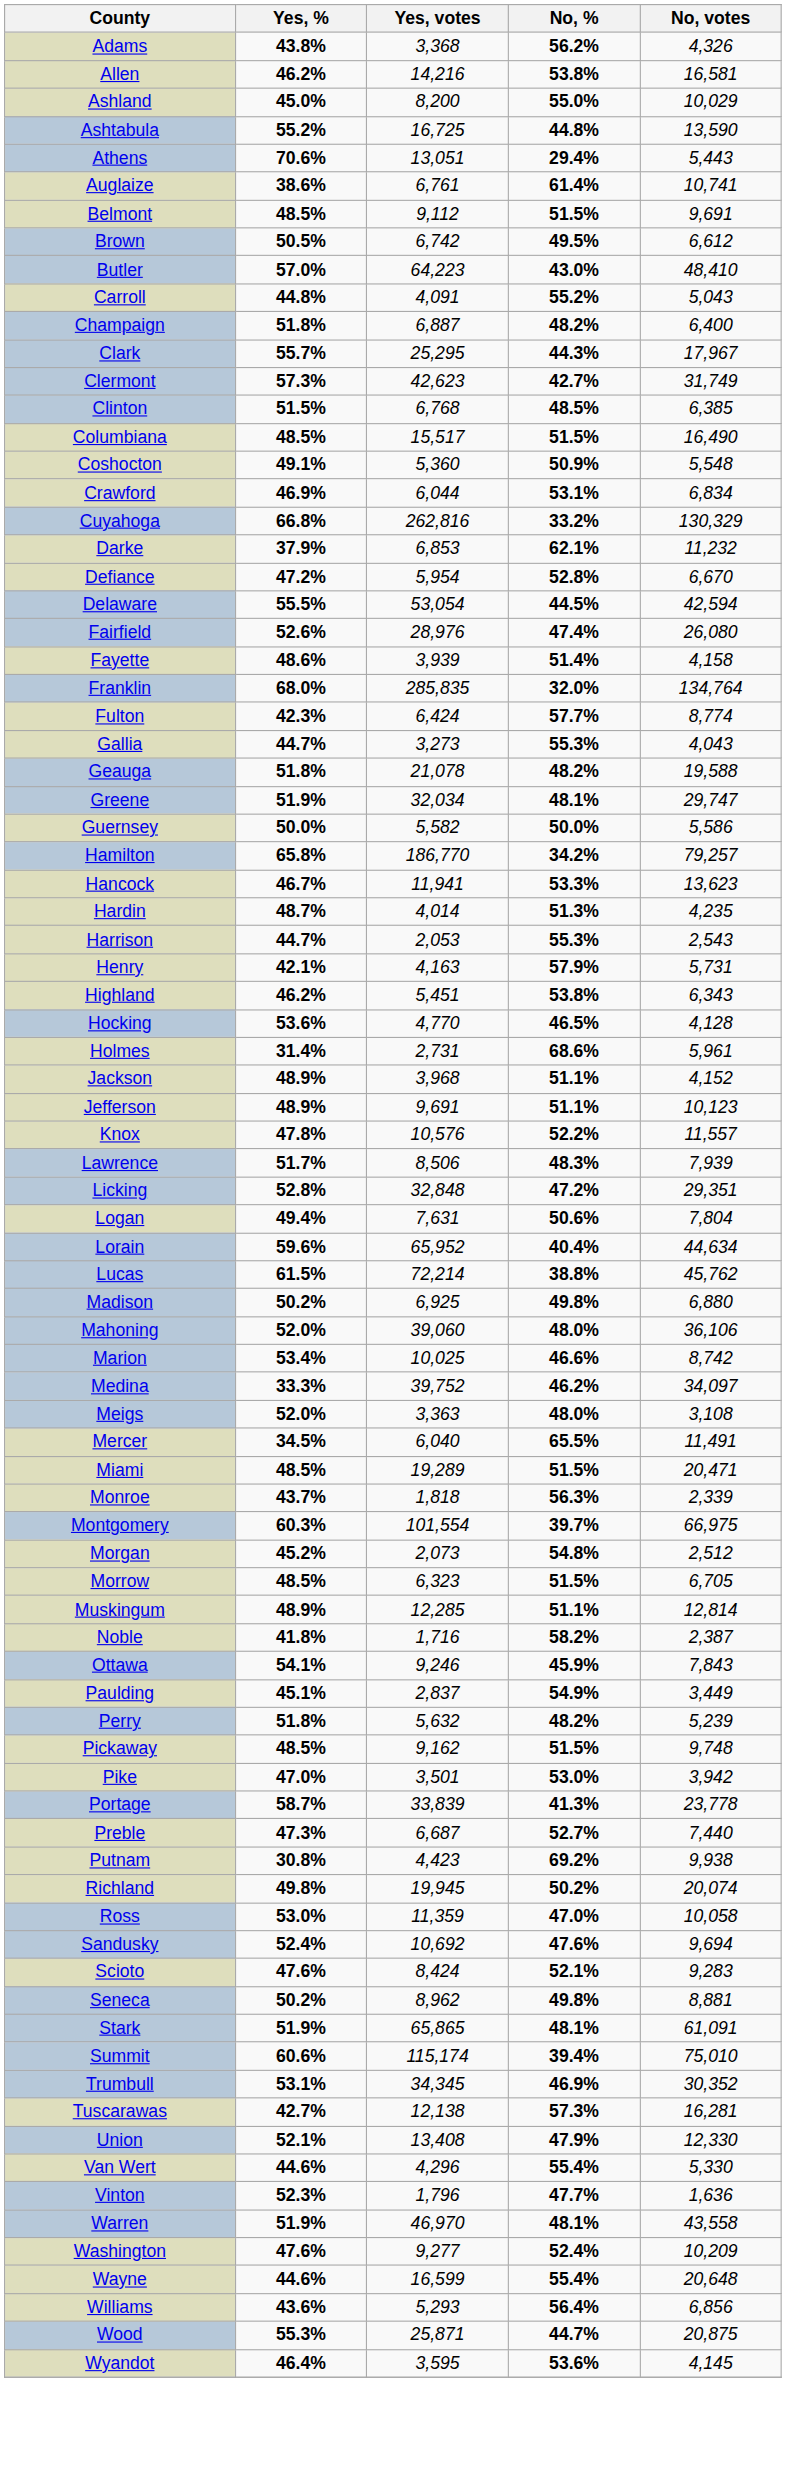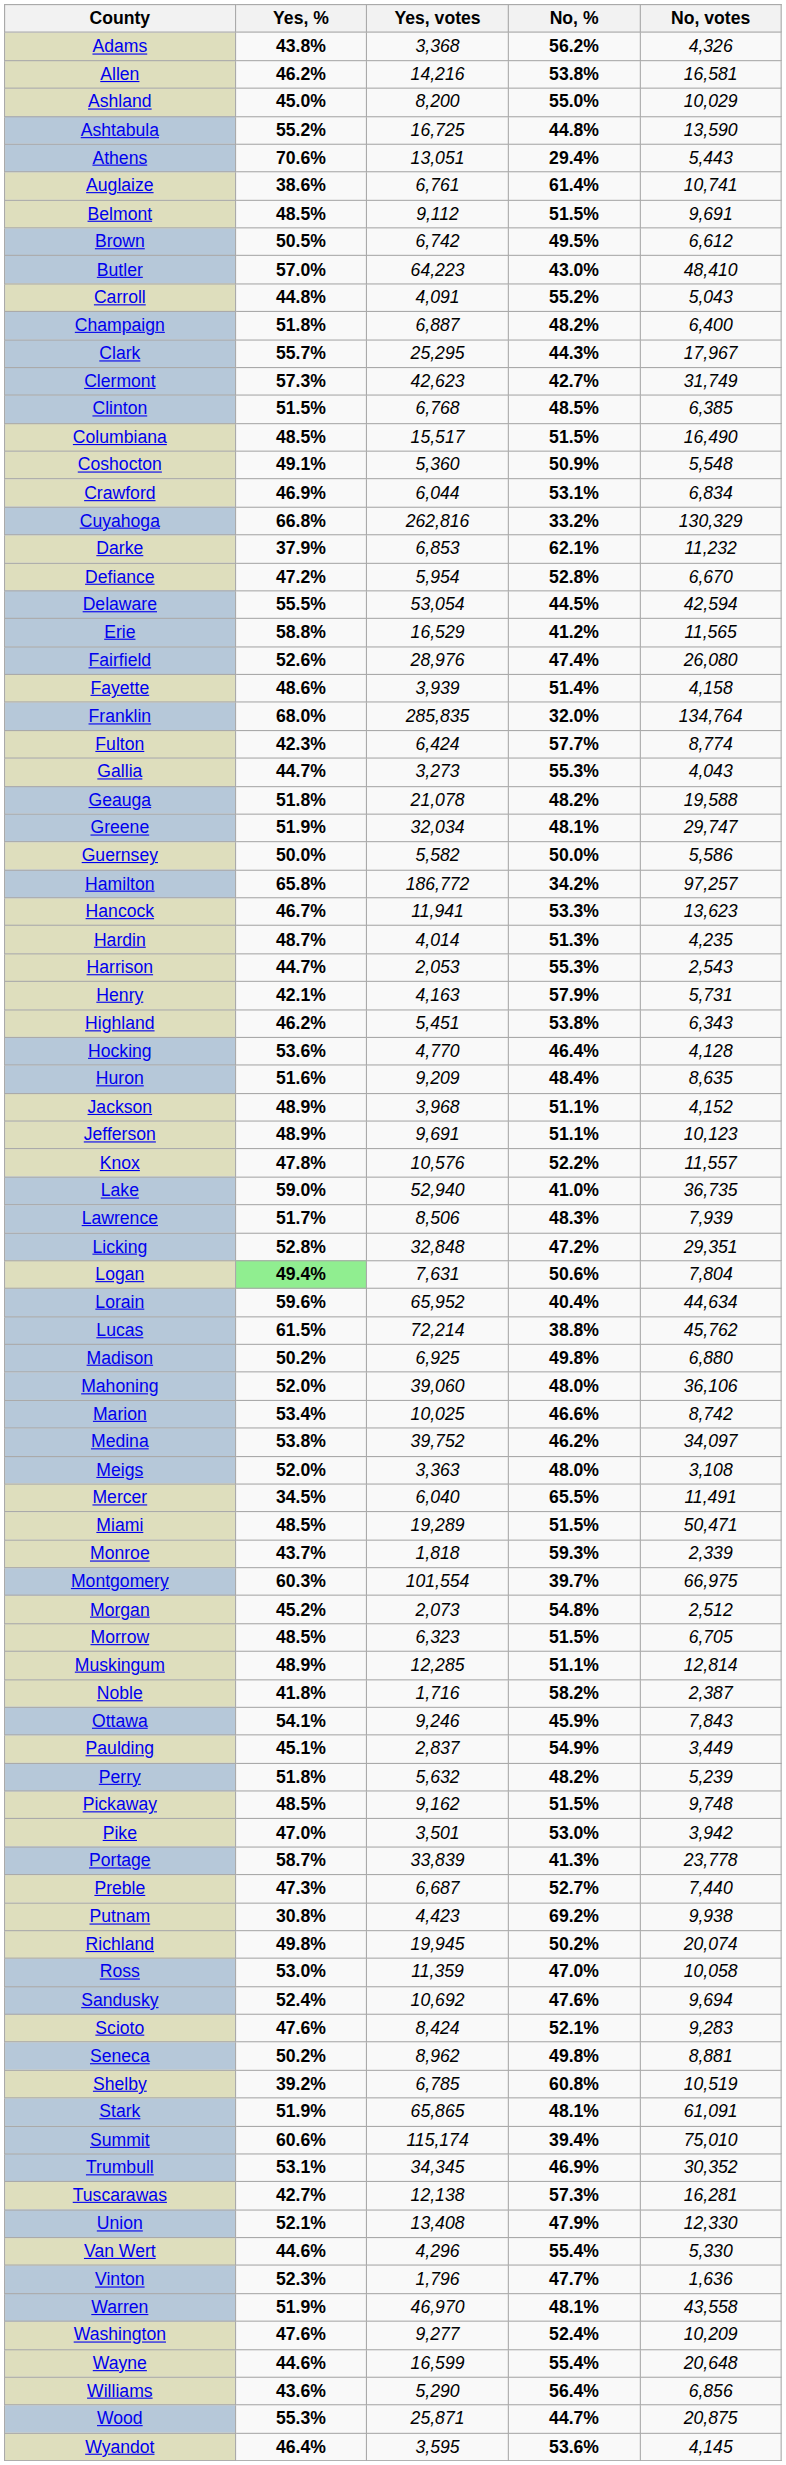+ row: (120, 632)
(438, 855) 186,770 -> (438, 883) 186,772
(711, 855) 79,257 -> (711, 883) 97,257
(574, 1023) 46.5% -> (574, 1051) 46.4%
- row: (120, 1051)
+ row: (120, 1079)
+ row: (120, 1190)
(301, 1218) no background -> (301, 1274) lightgreen background
(301, 1386) 33.3% -> (301, 1441) 53.8%
(711, 1469) 20,471 -> (711, 1525) 50,471
(574, 1497) 56.3% -> (574, 1553) 59.3%
+ row: (120, 2083)
(438, 2307) 5,293 -> (438, 2391) 5,290
